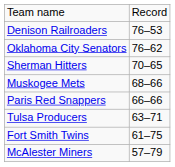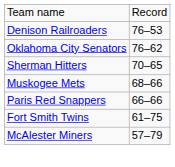- row: (47, 118)
